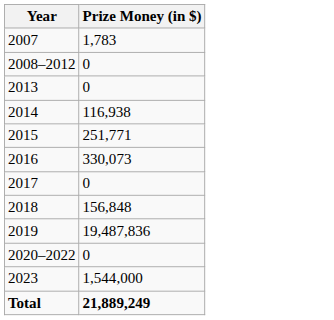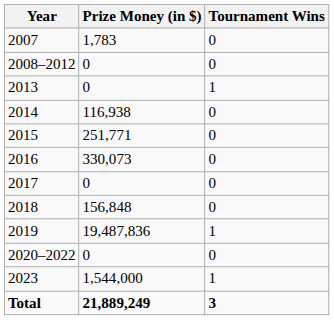+ column: (267, 16)
